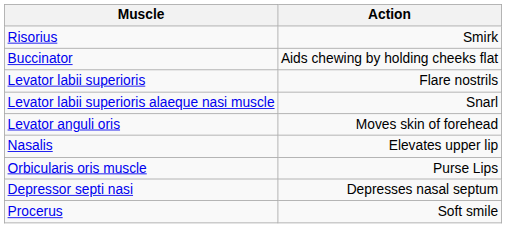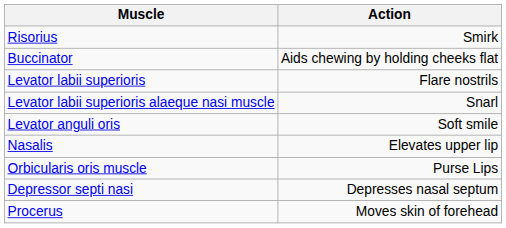(427, 124) Moves skin of forehead -> (468, 124) Soft smile
(468, 211) Soft smile -> (427, 211) Moves skin of forehead
